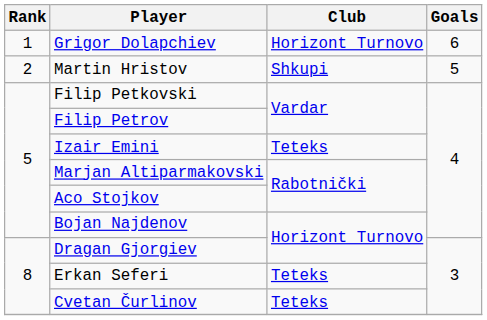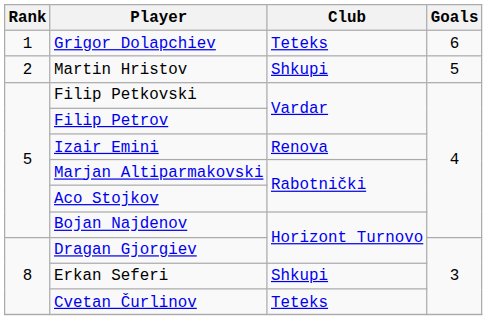(347, 43) Horizont Turnovo -> (300, 43) Teteks
(300, 147) Teteks -> (300, 147) Renova
(300, 276) Teteks -> (300, 276) Shkupi
